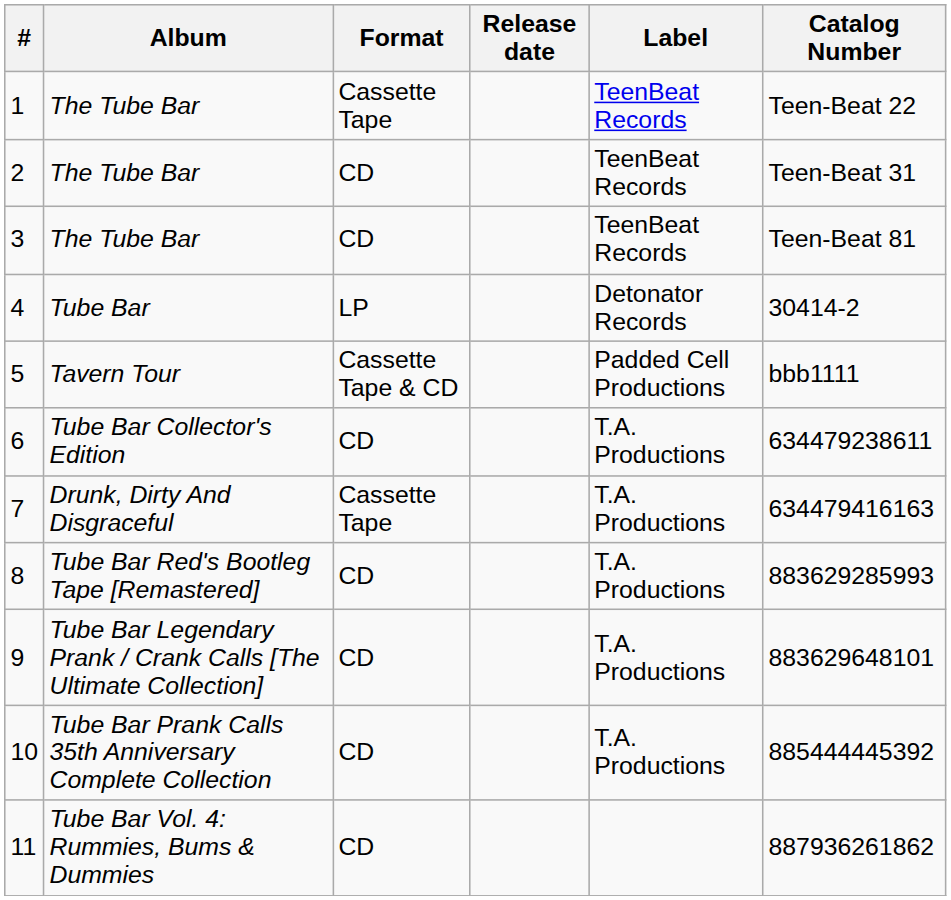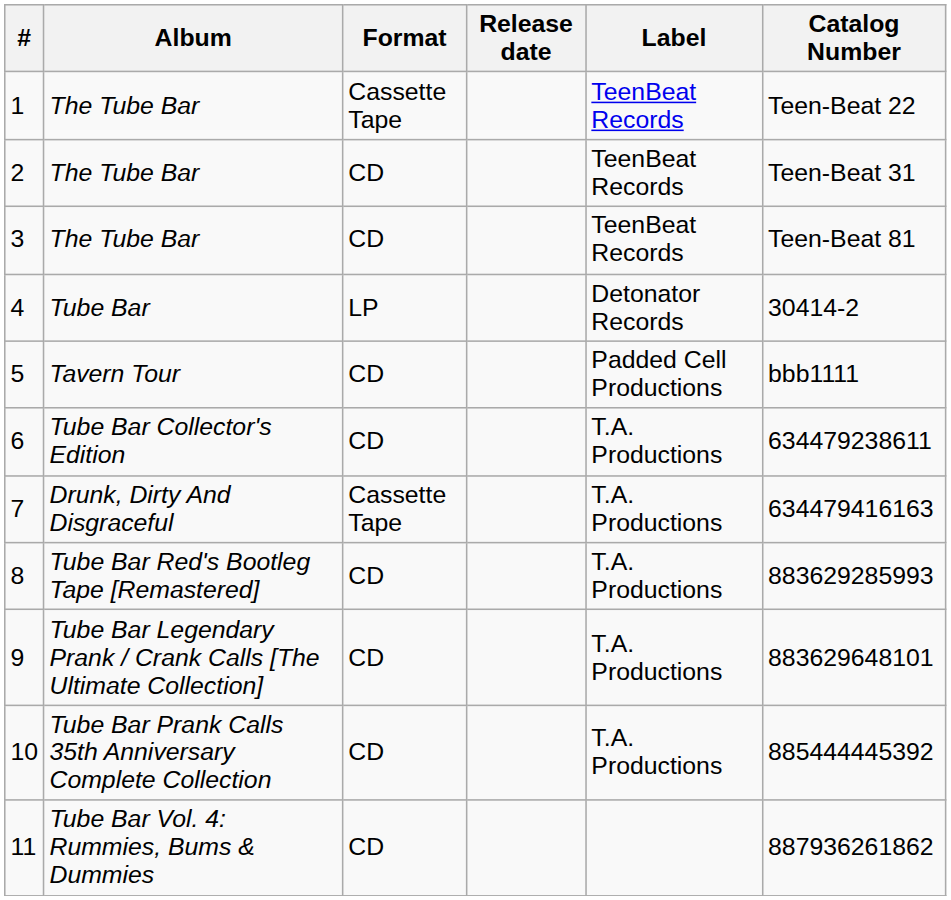(398, 374) Cassette Tape & CD -> (366, 374) CD
